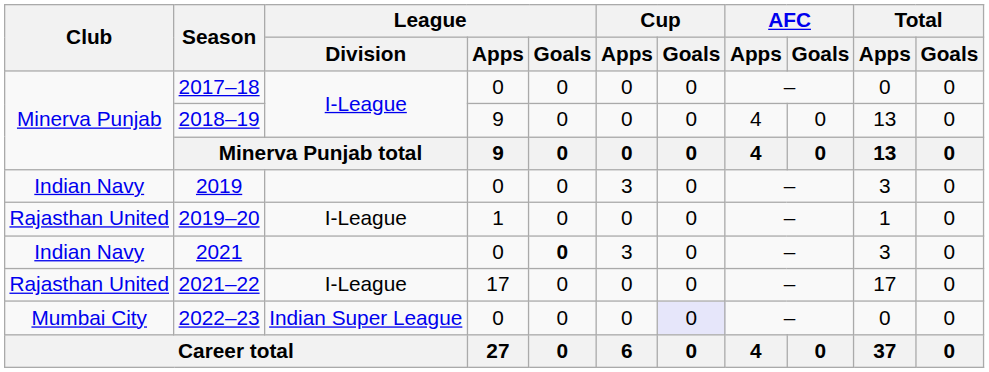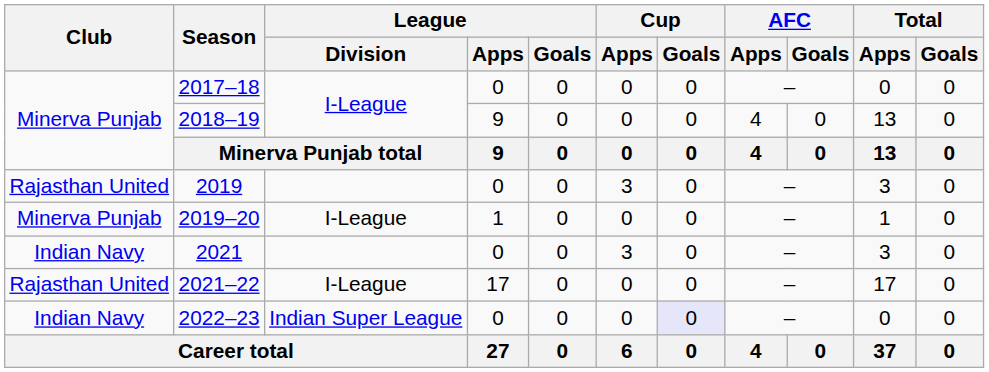(89, 185) Indian Navy -> (89, 185) Rajasthan United
(89, 218) Rajasthan United -> (89, 218) Minerva Punjab
(562, 251) bold -> (562, 251) normal
(89, 317) Mumbai City -> (89, 317) Indian Navy
